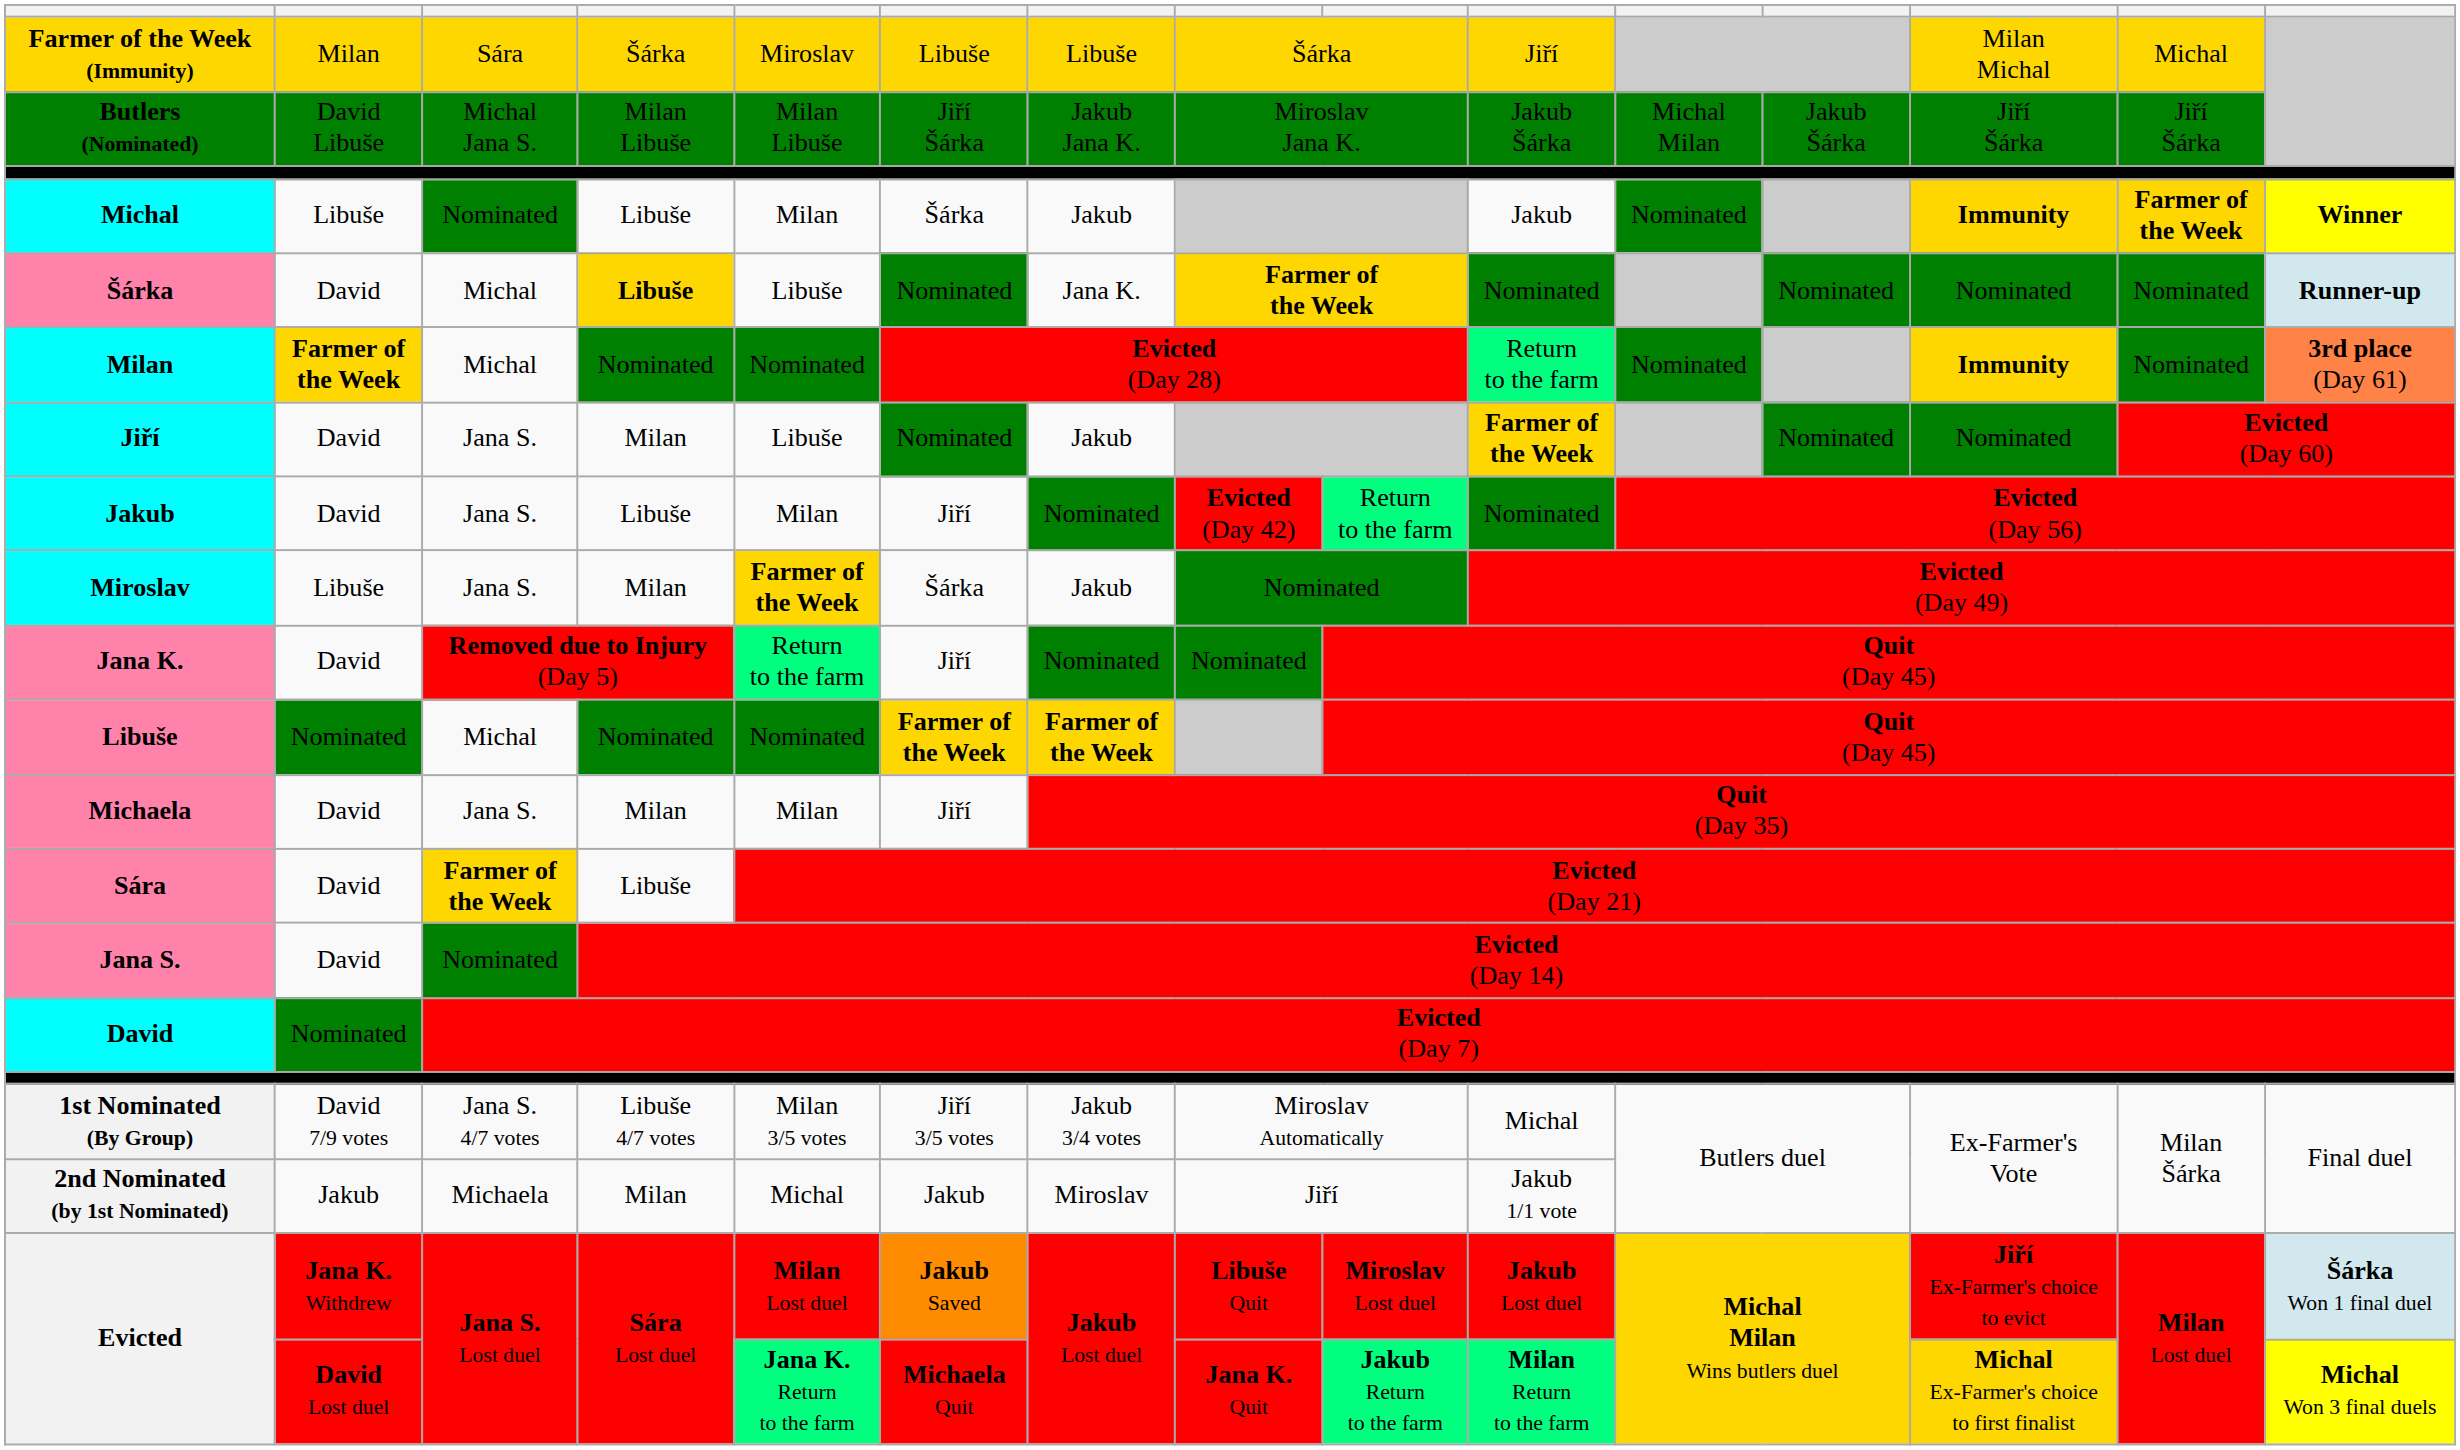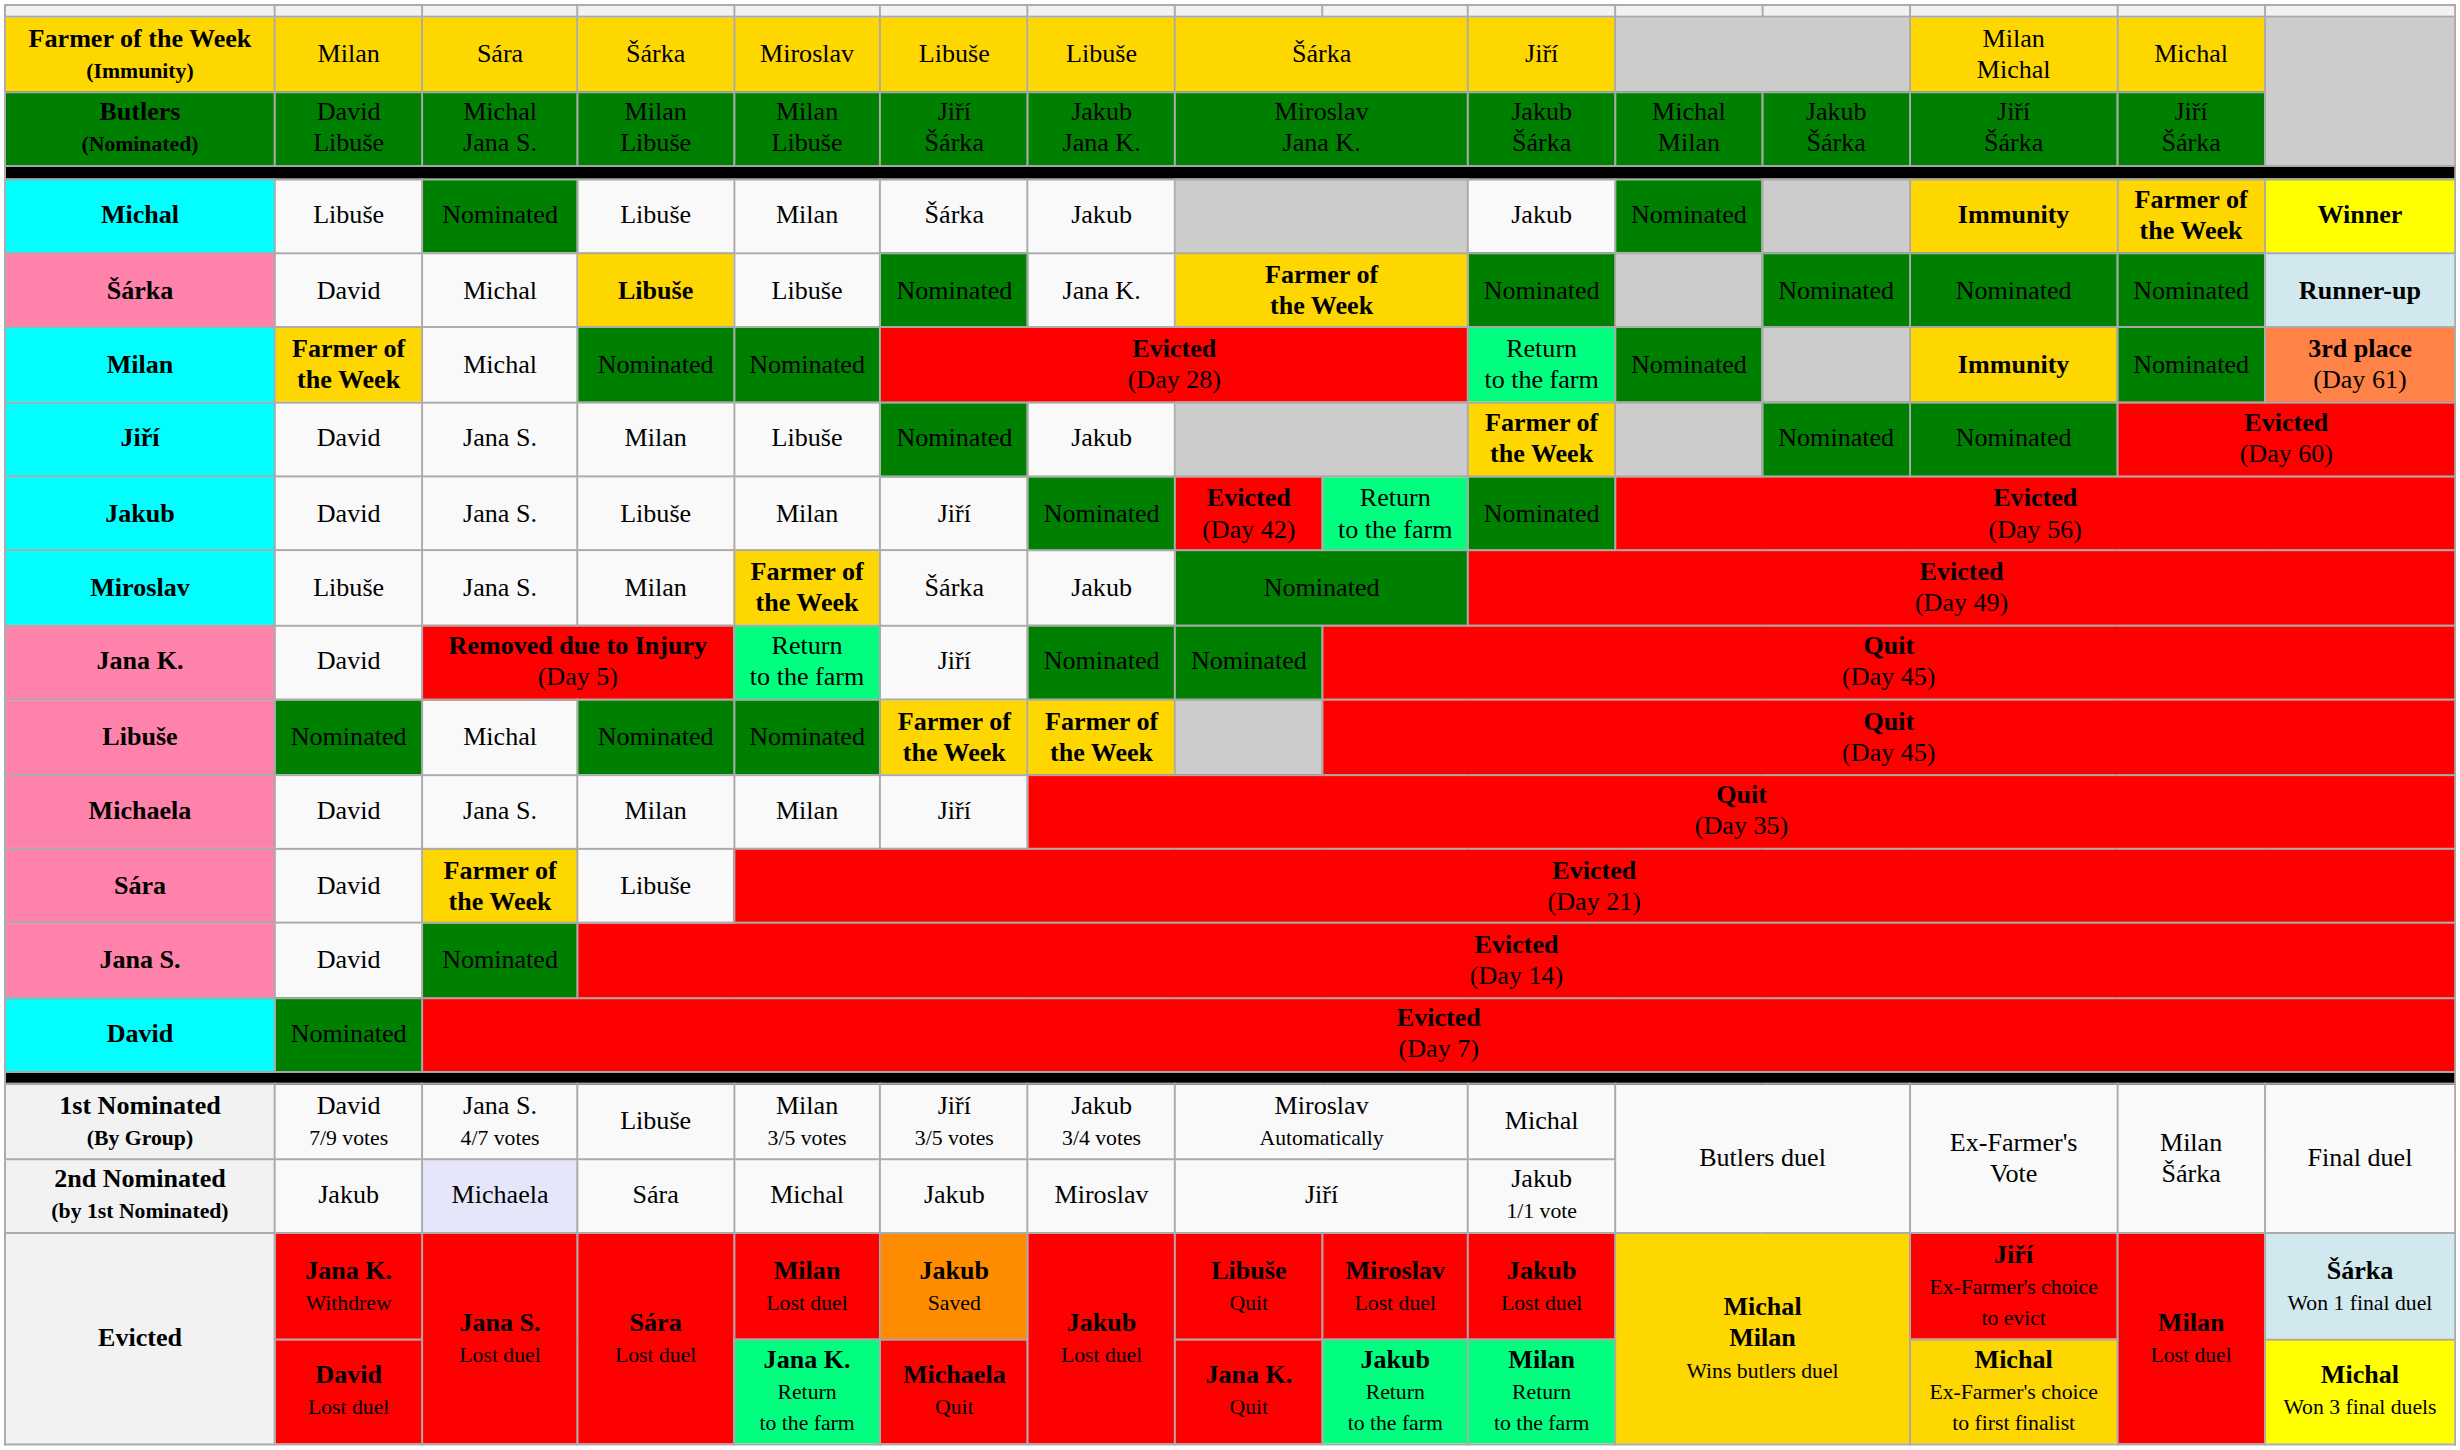(656, 1120) Libuše 4/7 votes -> (656, 1121) Libuše
(500, 1195) no background -> (500, 1195) lavender background
(656, 1195) Milan -> (656, 1195) Sára
